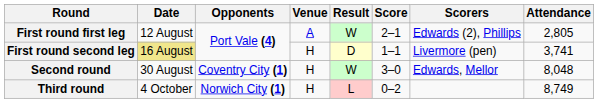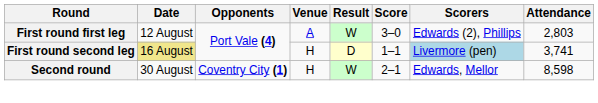(391, 32) 2–1 -> (391, 32) 3–0
(559, 32) 2,805 -> (559, 32) 2,803
(455, 51) no background -> (455, 51) lightblue background
(391, 70) 3–0 -> (391, 70) 2–1
(559, 70) 8,048 -> (559, 70) 8,598
- row: (71, 88)
